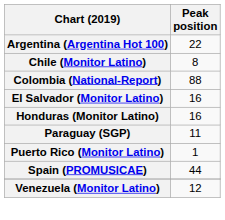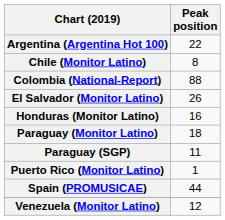(195, 98) 16 -> (195, 98) 26
+ row: (87, 134)
